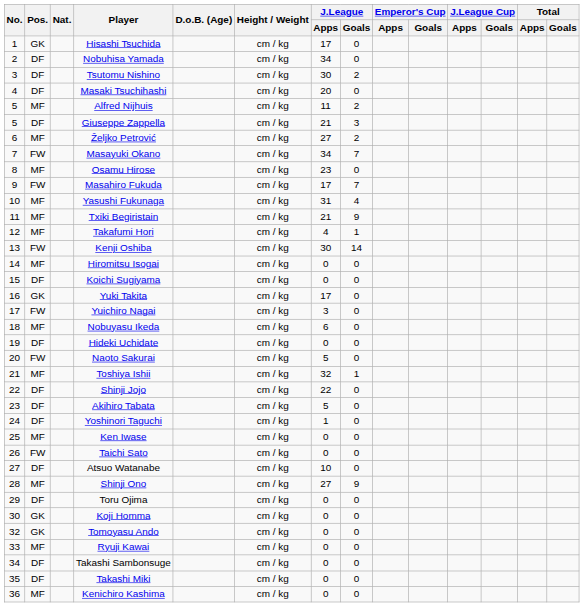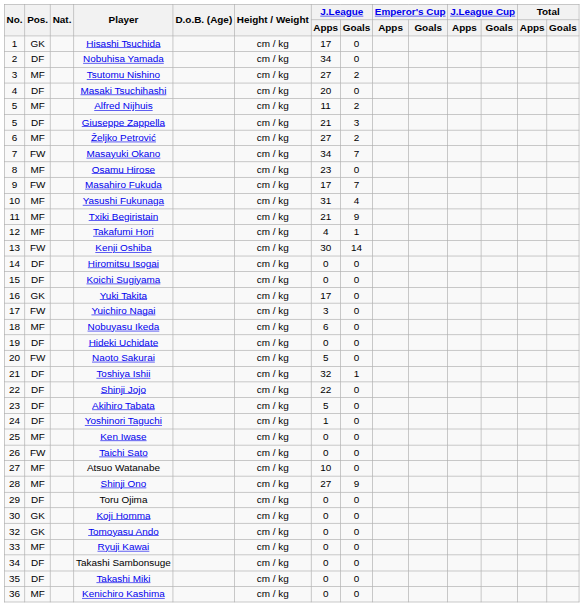(38, 75) DF -> (38, 75) MF
(326, 75) 30 -> (326, 75) 27
(38, 264) MF -> (38, 264) DF
(38, 374) MF -> (38, 374) DF
(38, 468) DF -> (38, 468) MF
